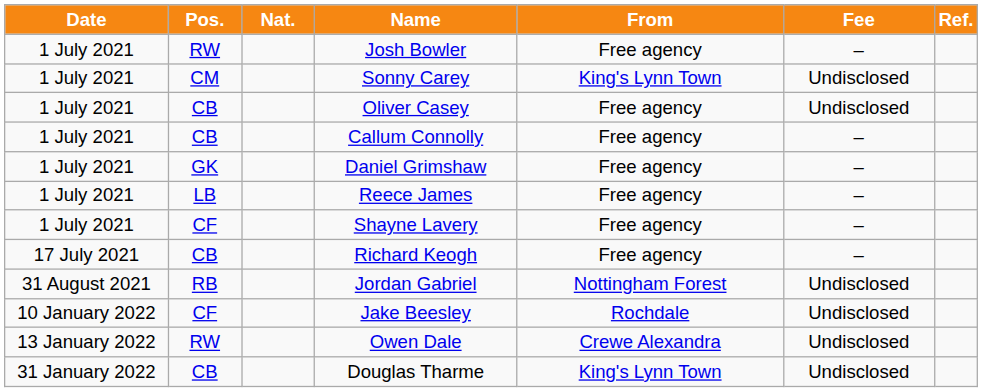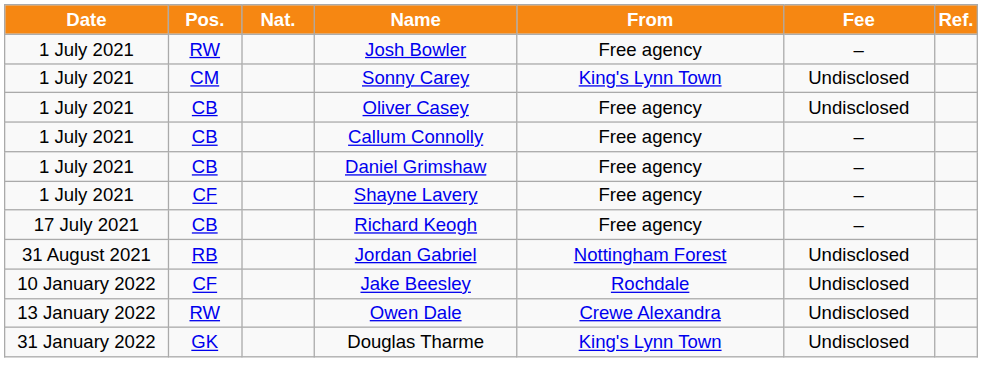(205, 166) GK -> (205, 166) CB
- row: (416, 196)
(205, 372) CB -> (205, 343) GK
